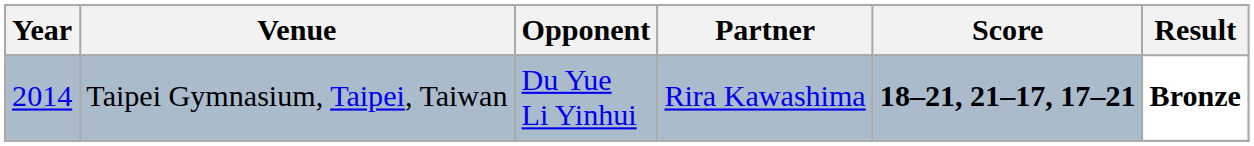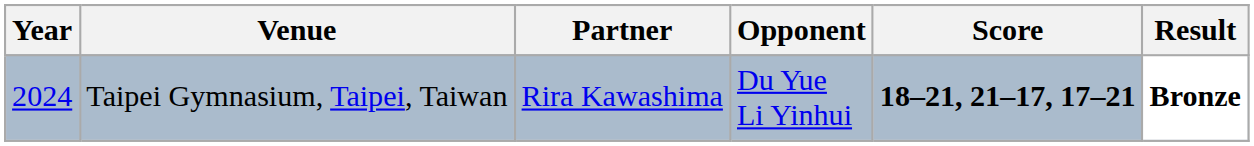columns swapped: (765, 29) <-> (586, 29)
(42, 97) 2014 -> (42, 97) 2024
